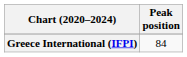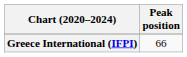(161, 43) 84 -> (161, 43) 66
